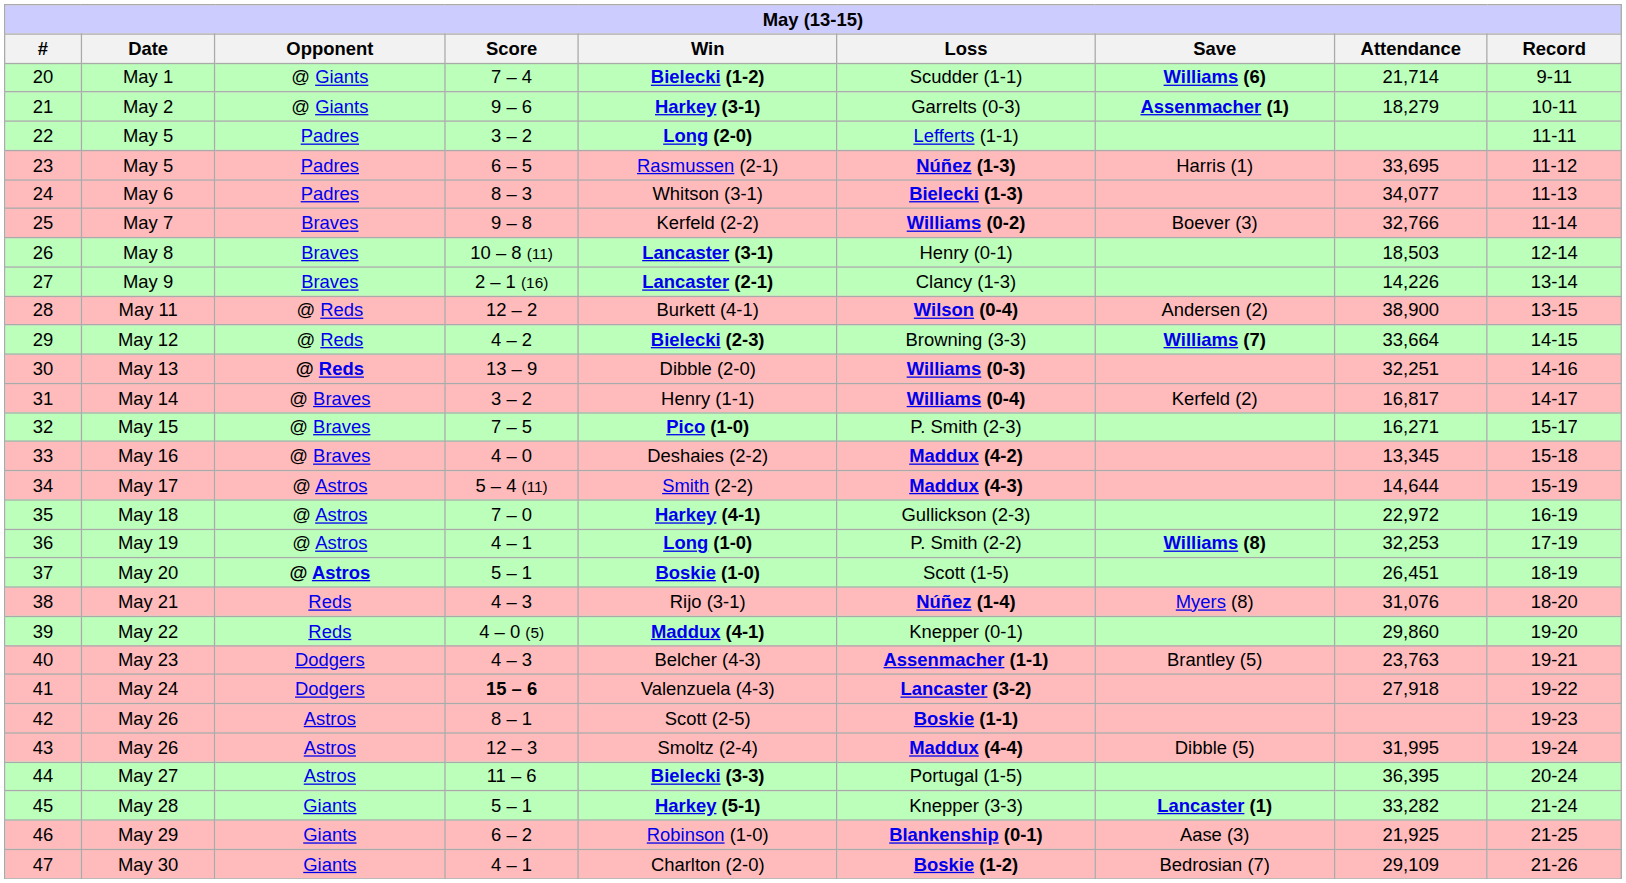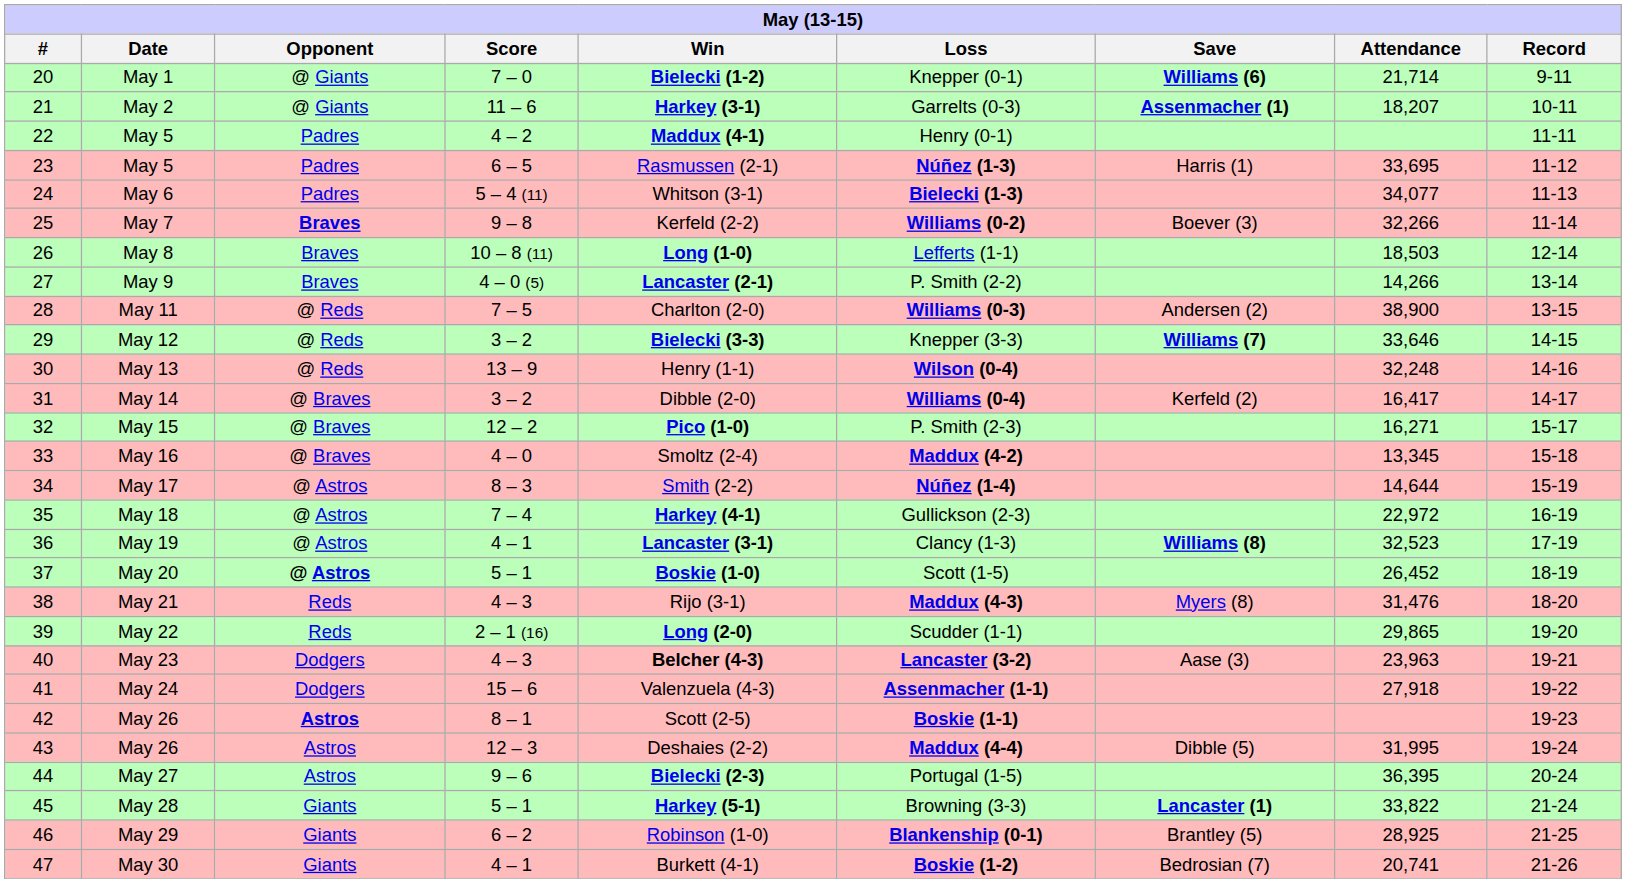(512, 77) 7 – 4 -> (512, 77) 7 – 0
(966, 77) Scudder (1-1) -> (966, 77) Knepper (0-1)
(512, 107) 9 – 6 -> (512, 107) 11 – 6
(1411, 107) 18,279 -> (1411, 107) 18,207
(512, 136) 3 – 2 -> (512, 136) 4 – 2
(708, 136) Long (2-0) -> (708, 136) Maddux (4-1)
(966, 136) Lefferts (1-1) -> (966, 136) Henry (0-1)
(512, 194) 8 – 3 -> (512, 194) 5 – 4 (11)
(330, 223) normal -> (330, 223) bold
(1411, 223) 32,766 -> (1411, 223) 32,266
(708, 252) Lancaster (3-1) -> (708, 252) Long (1-0)
(966, 252) Henry (0-1) -> (966, 252) Lefferts (1-1)
(512, 281) 2 – 1 (16) -> (512, 281) 4 – 0 (5)
(966, 281) Clancy (1-3) -> (966, 281) P. Smith (2-2)
(1411, 281) 14,226 -> (1411, 281) 14,266
(512, 310) 12 – 2 -> (512, 310) 7 – 5
(708, 310) Burkett (4-1) -> (708, 310) Charlton (2-0)
(966, 310) Wilson (0-4) -> (966, 310) Williams (0-3)
(512, 340) 4 – 2 -> (512, 340) 3 – 2
(708, 340) Bielecki (2-3) -> (708, 340) Bielecki (3-3)
(966, 340) Browning (3-3) -> (966, 340) Knepper (3-3)
(1411, 340) 33,664 -> (1411, 340) 33,646
(330, 369) bold -> (330, 369) normal
(708, 369) Dibble (2-0) -> (708, 369) Henry (1-1)
(966, 369) Williams (0-3) -> (966, 369) Wilson (0-4)
(1411, 369) 32,251 -> (1411, 369) 32,248
(708, 398) Henry (1-1) -> (708, 398) Dibble (2-0)
(1411, 398) 16,817 -> (1411, 398) 16,417
(512, 427) 7 – 5 -> (512, 427) 12 – 2
(708, 456) Deshaies (2-2) -> (708, 456) Smoltz (2-4)
(512, 485) 5 – 4 (11) -> (512, 485) 8 – 3
(966, 485) Maddux (4-3) -> (966, 485) Núñez (1-4)
(512, 514) 7 – 0 -> (512, 514) 7 – 4
(708, 543) Long (1-0) -> (708, 543) Lancaster (3-1)
(966, 543) P. Smith (2-2) -> (966, 543) Clancy (1-3)
(1411, 543) 32,253 -> (1411, 543) 32,523
(1411, 572) 26,451 -> (1411, 572) 26,452
(966, 602) Núñez (1-4) -> (966, 602) Maddux (4-3)
(1411, 602) 31,076 -> (1411, 602) 31,476
(512, 631) 4 – 0 (5) -> (512, 631) 2 – 1 (16)
(708, 631) Maddux (4-1) -> (708, 631) Long (2-0)
(966, 631) Knepper (0-1) -> (966, 631) Scudder (1-1)
(1411, 631) 29,860 -> (1411, 631) 29,865
(708, 660) normal -> (708, 660) bold
(966, 660) Assenmacher (1-1) -> (966, 660) Lancaster (3-2)
(1215, 660) Brantley (5) -> (1215, 660) Aase (3)
(1411, 660) 23,763 -> (1411, 660) 23,963
(512, 689) bold -> (512, 689) normal
(966, 689) Lancaster (3-2) -> (966, 689) Assenmacher (1-1)
(330, 718) normal -> (330, 718) bold
(708, 747) Smoltz (2-4) -> (708, 747) Deshaies (2-2)
(512, 776) 11 – 6 -> (512, 776) 9 – 6
(708, 776) Bielecki (3-3) -> (708, 776) Bielecki (2-3)
(966, 805) Knepper (3-3) -> (966, 805) Browning (3-3)
(1411, 805) 33,282 -> (1411, 805) 33,822
(1215, 835) Aase (3) -> (1215, 835) Brantley (5)
(1411, 835) 21,925 -> (1411, 835) 28,925
(708, 864) Charlton (2-0) -> (708, 864) Burkett (4-1)
(1411, 864) 29,109 -> (1411, 864) 20,741
